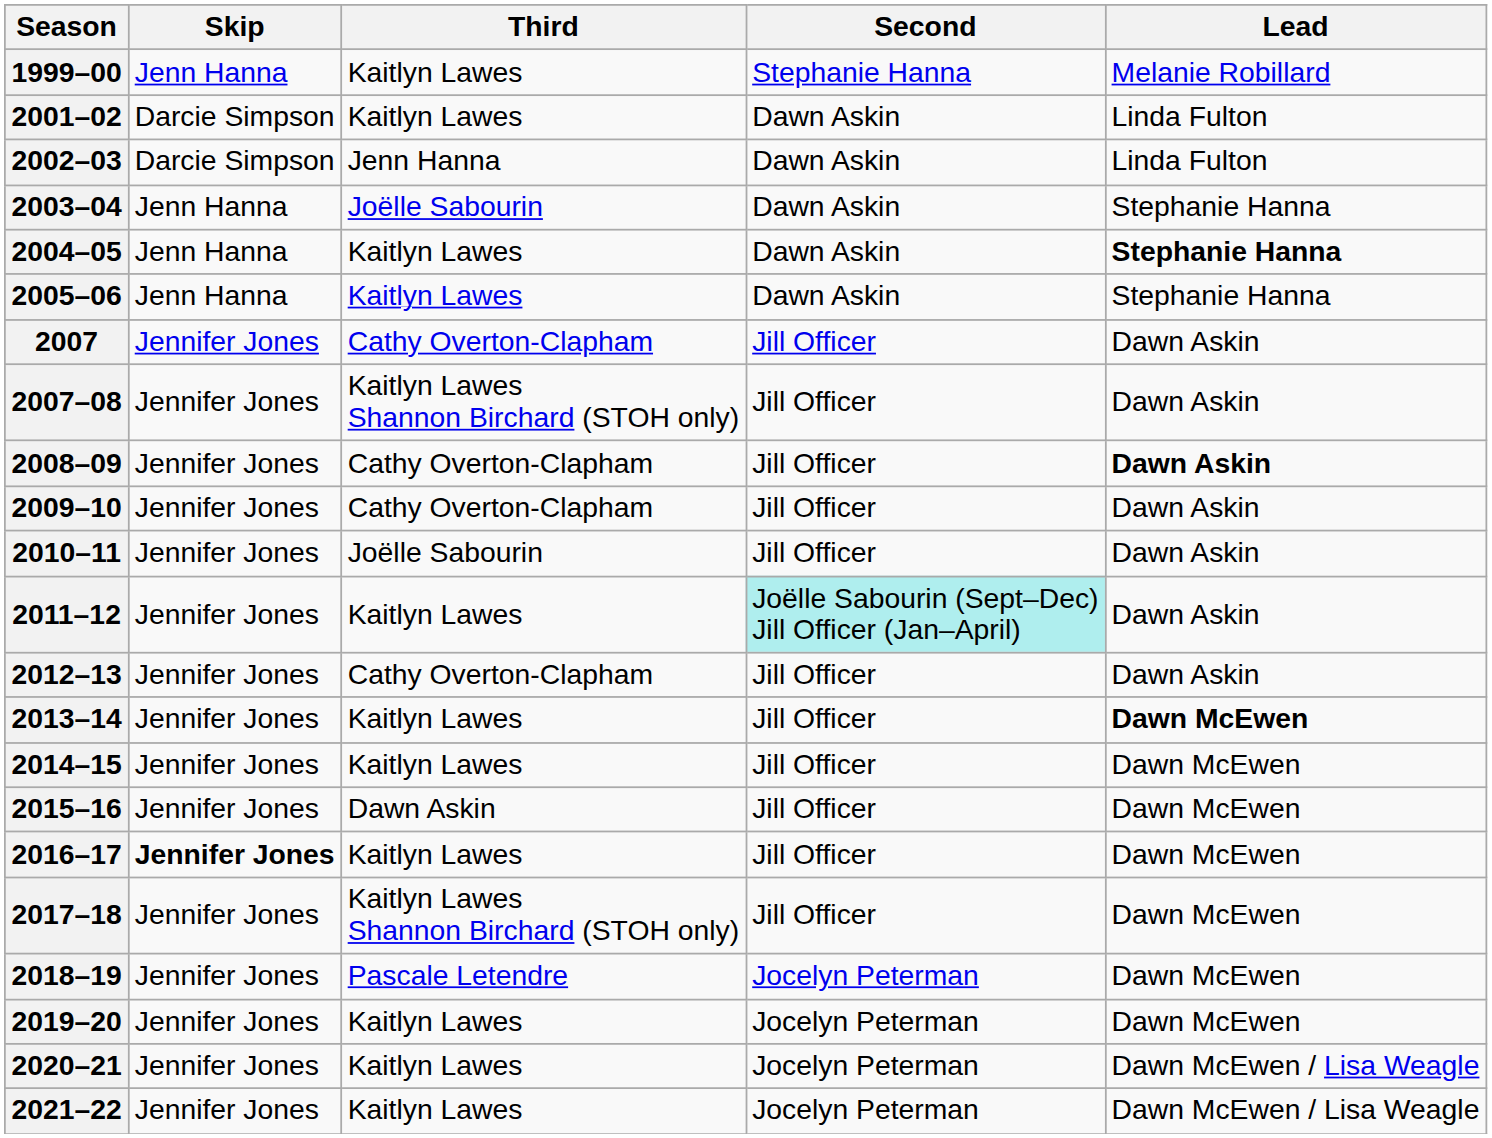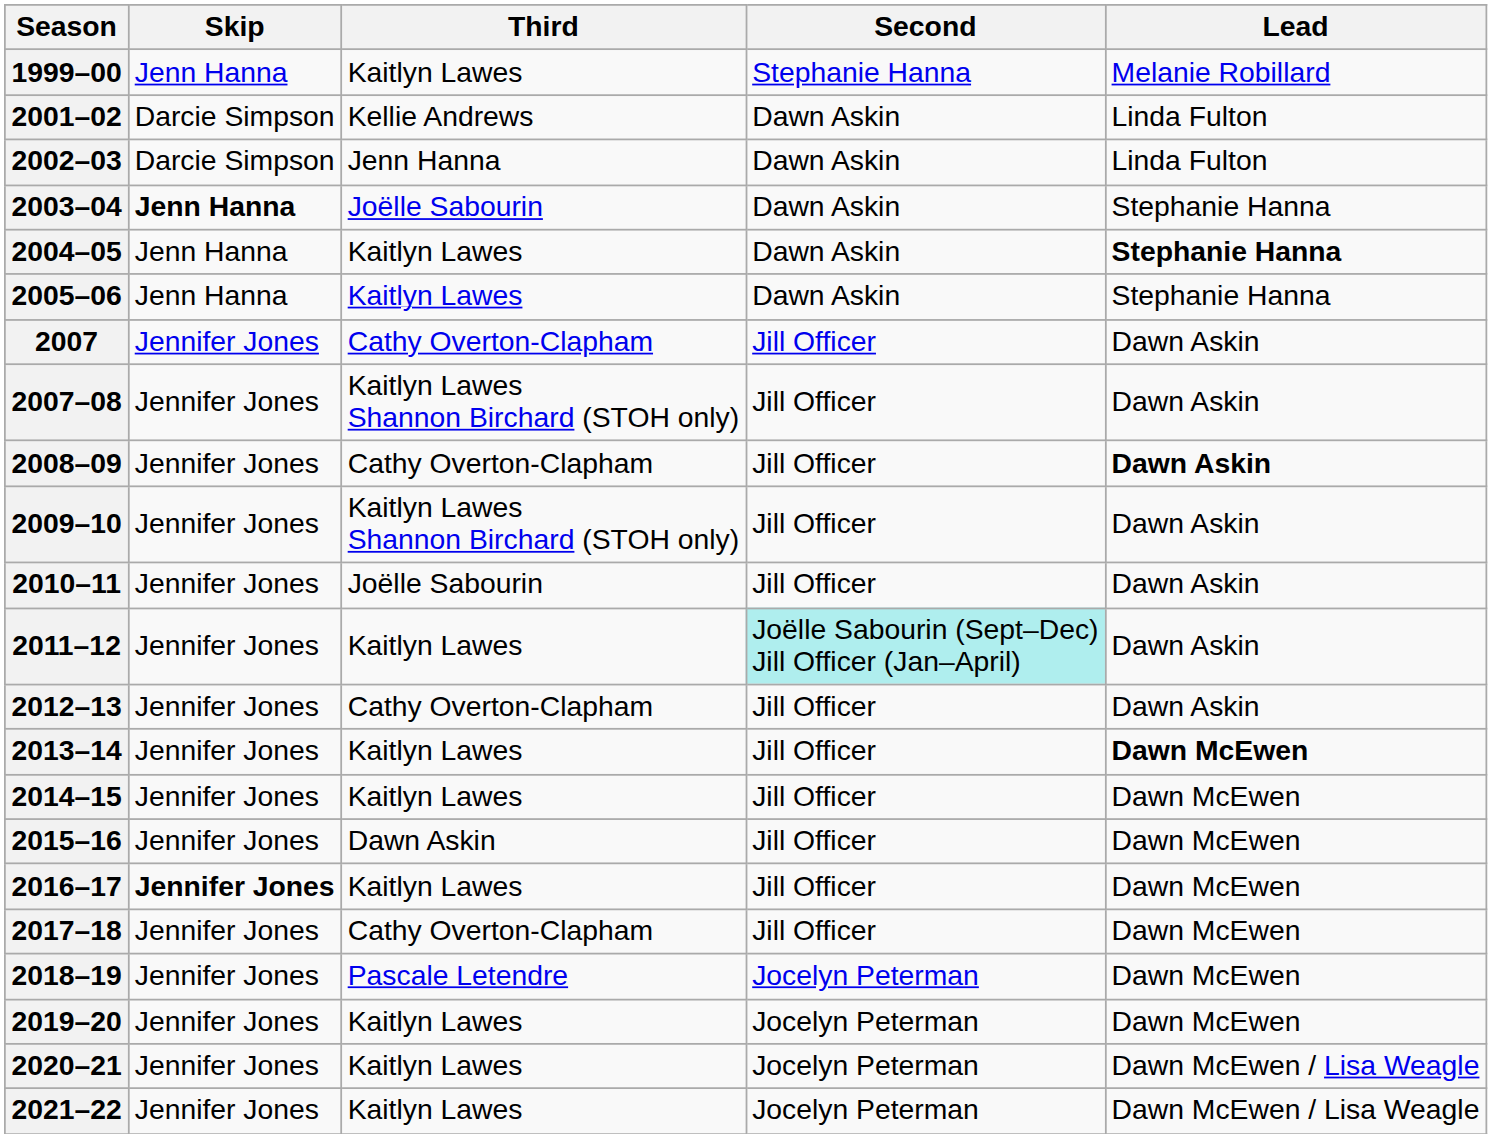(435, 116) Kaitlyn Lawes -> (441, 116) Kellie Andrews
(211, 206) normal -> (215, 206) bold
(500, 507) Cathy Overton-Clapham -> (543, 523) Kaitlyn Lawes Shannon Birchard (STOH only)
(543, 915) Kaitlyn Lawes Shannon Birchard (STOH only) -> (500, 930) Cathy Overton-Clapham
